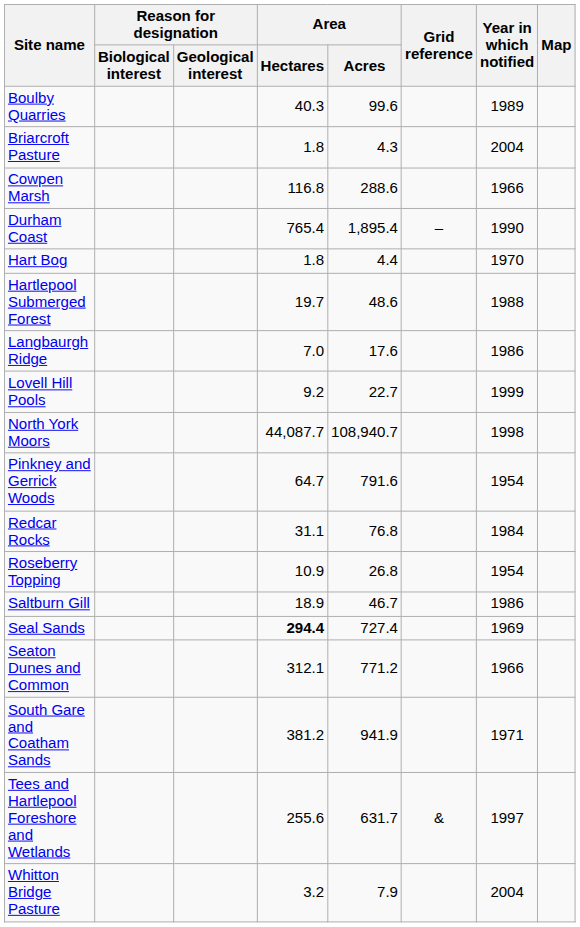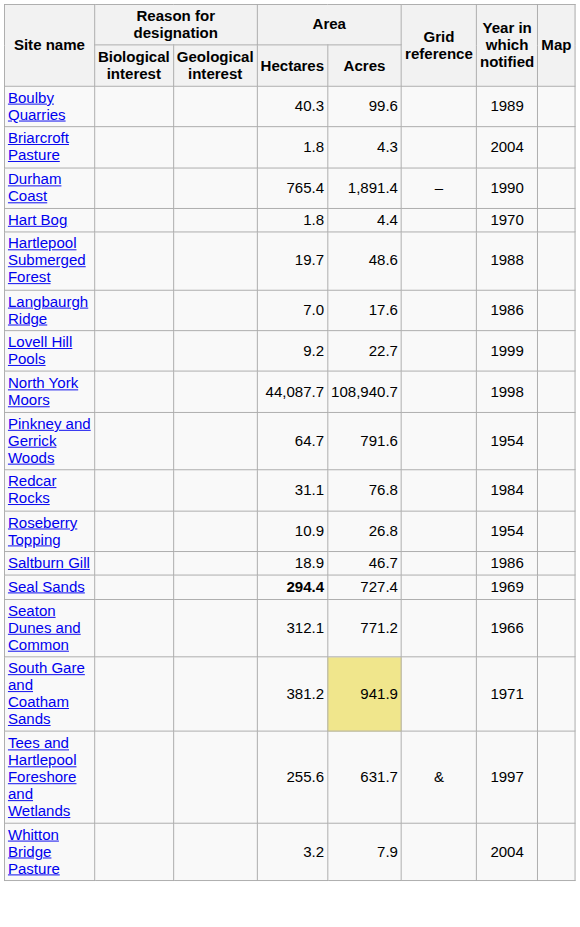- row: (36, 187)
(373, 228) 1,895.4 -> (373, 187) 1,891.4
(379, 734) no background -> (379, 694) khaki background
